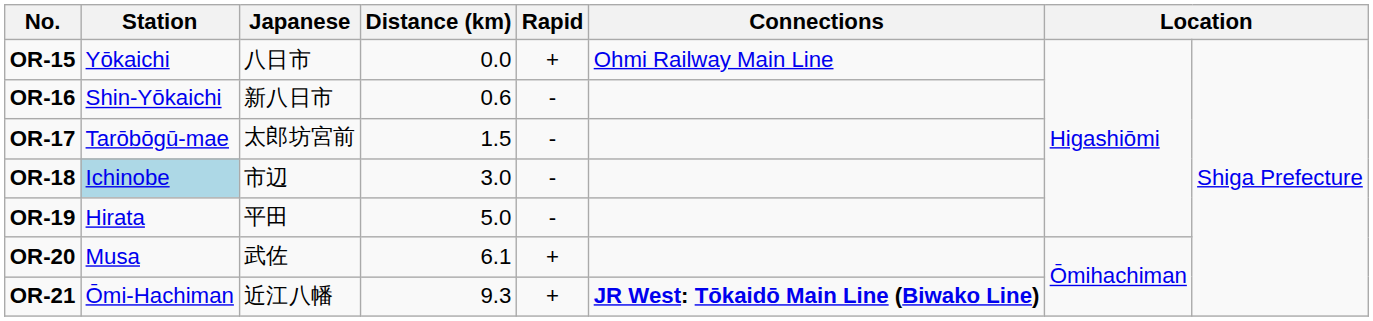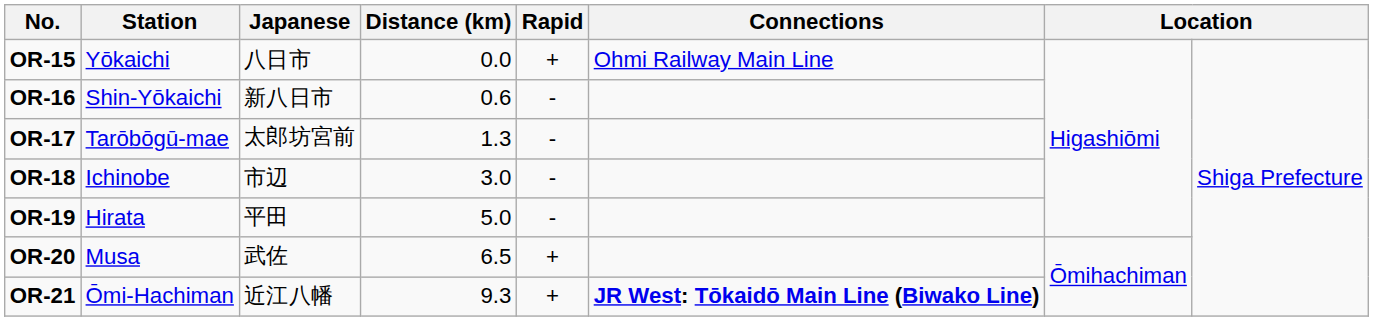(496, 138) 1.5 -> (496, 138) 1.3
(128, 177) lightblue background -> (128, 177) no background
(496, 256) 6.1 -> (496, 256) 6.5
